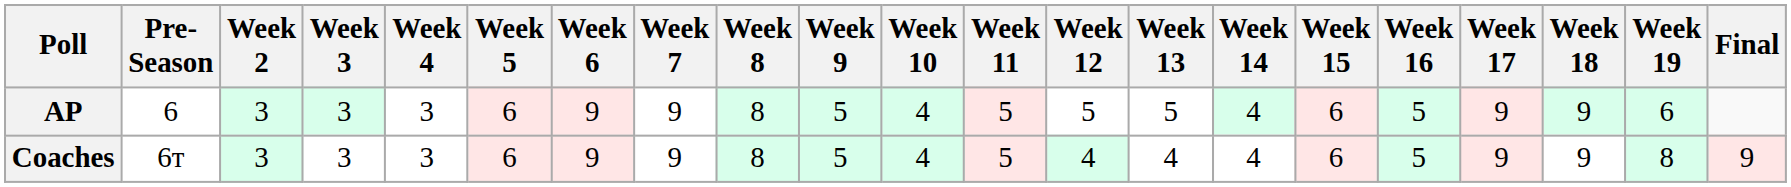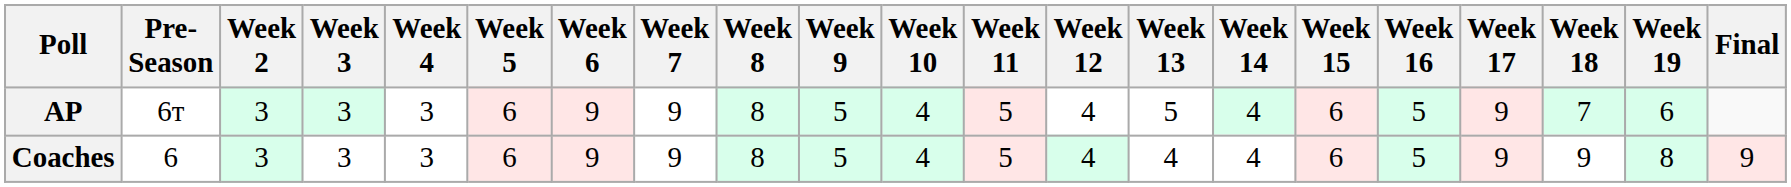(171, 110) 6 -> (171, 110) 6т
(1088, 110) 5 -> (1088, 110) 4
(1584, 110) 9 -> (1584, 110) 7
(171, 158) 6т -> (171, 158) 6
